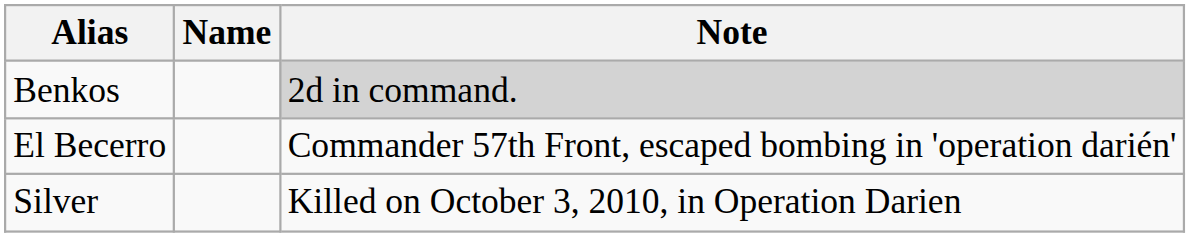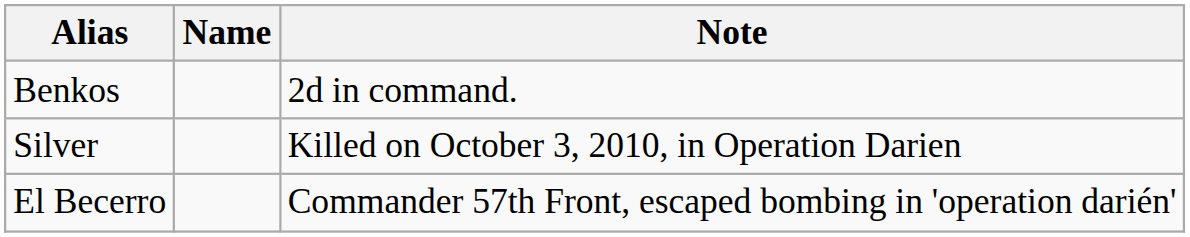(403, 88) lightgrey background -> (403, 88) no background
rows swapped: (90, 145) <-> (56, 201)
